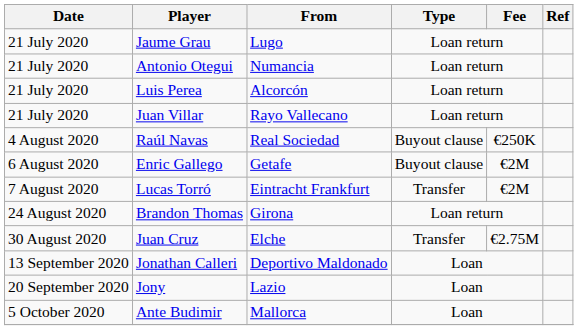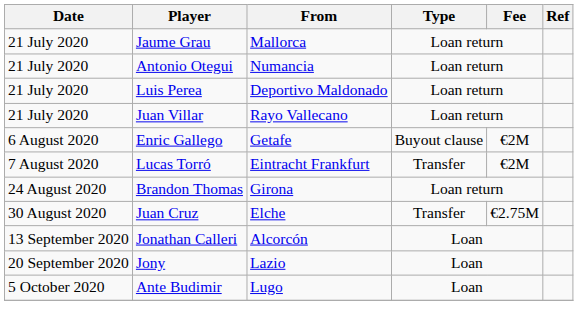(266, 41) Lugo -> (278, 41) Mallorca
(279, 90) Alcorcón -> (319, 90) Deportivo Maldonado
- row: (172, 139)
(319, 262) Deportivo Maldonado -> (279, 238) Alcorcón
(278, 312) Mallorca -> (266, 287) Lugo
